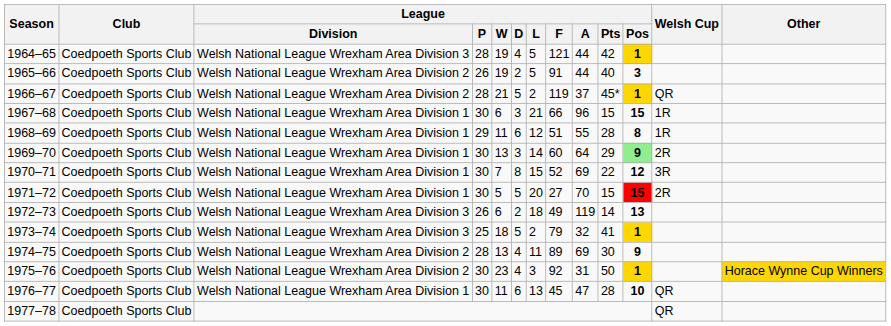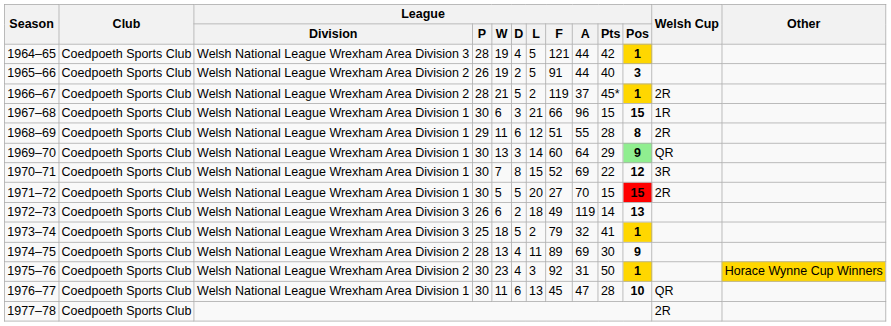(664, 93) QR -> (663, 93) 2R
(663, 133) 1R -> (663, 133) 2R
(663, 152) 2R -> (664, 152) QR
(664, 311) QR -> (663, 311) 2R
